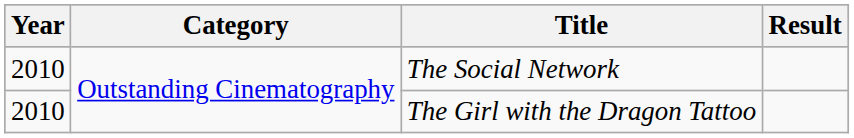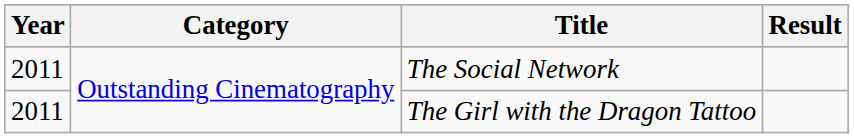(38, 68) 2010 -> (37, 68) 2011
(38, 111) 2010 -> (37, 111) 2011
